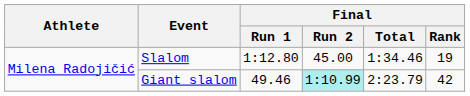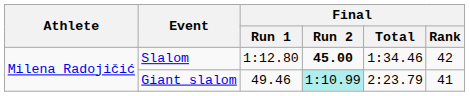(333, 59) normal -> (333, 59) bold
(445, 59) 19 -> (445, 59) 42
(445, 80) 42 -> (445, 80) 41
